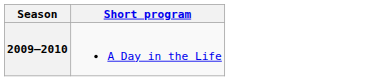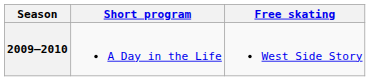+ column: (295, 14)
